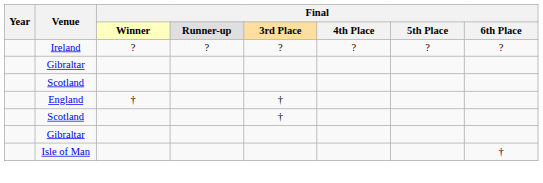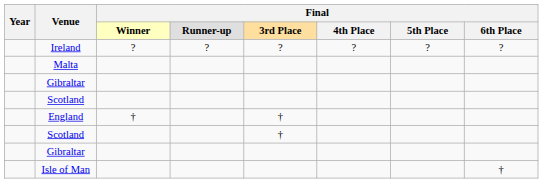+ row: (66, 65)
